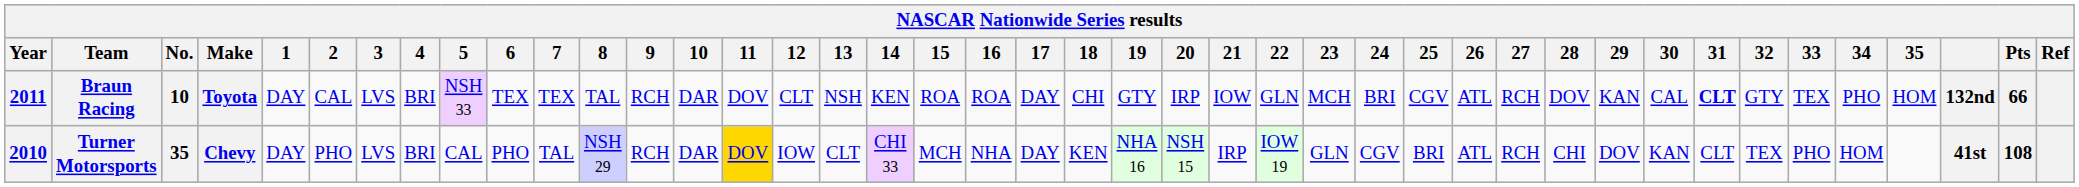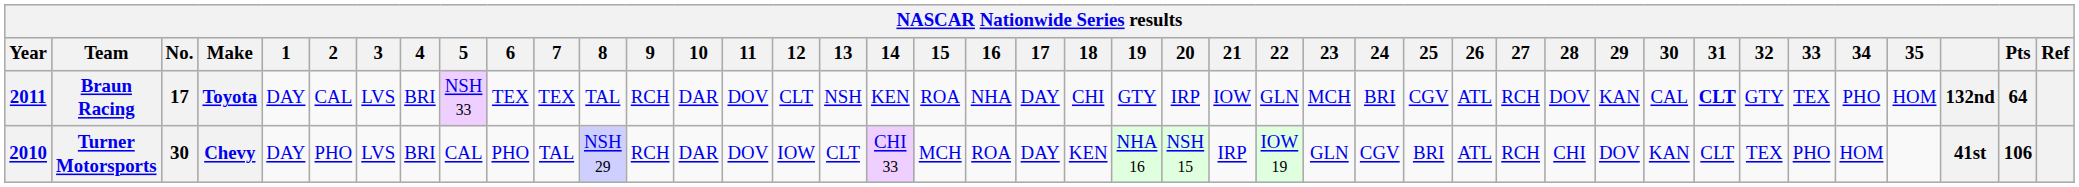(179, 97) 10 -> (179, 97) 17
(991, 97) ROA -> (991, 97) NHA
(2018, 97) 66 -> (2018, 97) 64
(179, 154) 35 -> (179, 154) 30
(748, 154) gold background -> (748, 154) no background
(991, 154) NHA -> (991, 154) ROA
(2018, 154) 108 -> (2018, 154) 106
